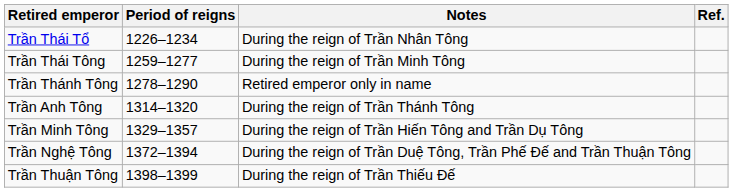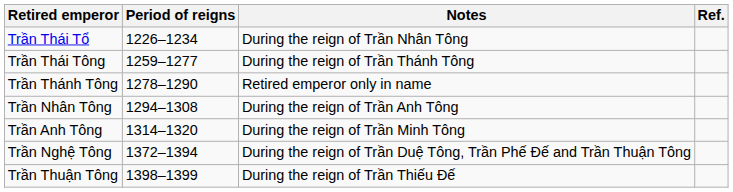(353, 61) During the reign of Trần Minh Tông -> (358, 61) During the reign of Trần Thánh Tông
+ row: (60, 107)
(358, 107) During the reign of Trần Thánh Tông -> (353, 130) During the reign of Trần Minh Tông
- row: (58, 130)
